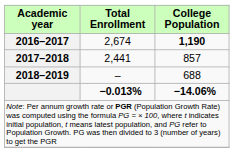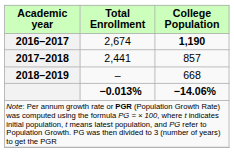(192, 75) 688 -> (192, 75) 668
